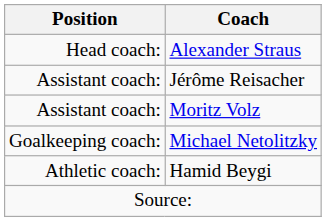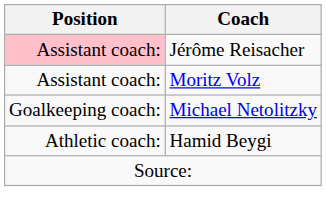- row: (235, 49)
(99, 79) no background -> (99, 49) pink background
